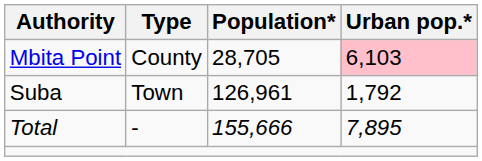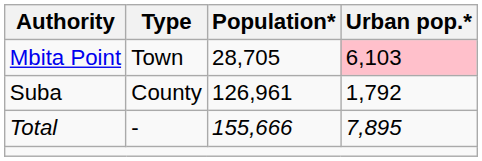(167, 57) County -> (157, 57) Town
(157, 92) Town -> (167, 92) County
